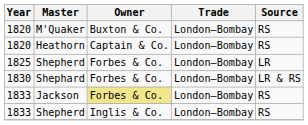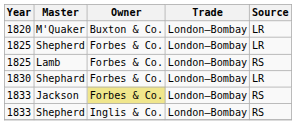(264, 29) RS -> (258, 29) LR
- row: (19, 46)
+ row: (19, 62)
(279, 79) LR & RS -> (258, 79) LR
